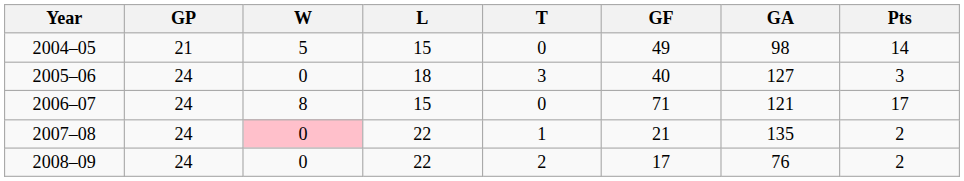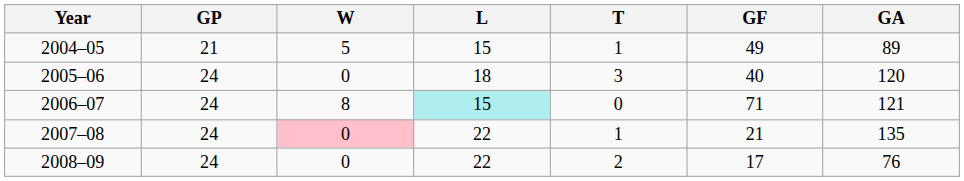- column: (900, 18)
(542, 47) 0 -> (618, 47) 1
(780, 47) 98 -> (891, 47) 89
(780, 76) 127 -> (891, 76) 120
(422, 104) no background -> (482, 104) paleturquoise background
